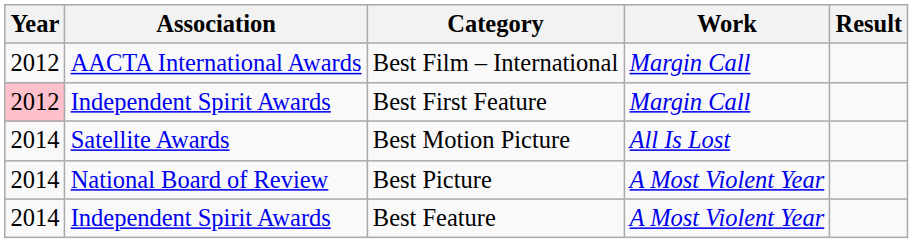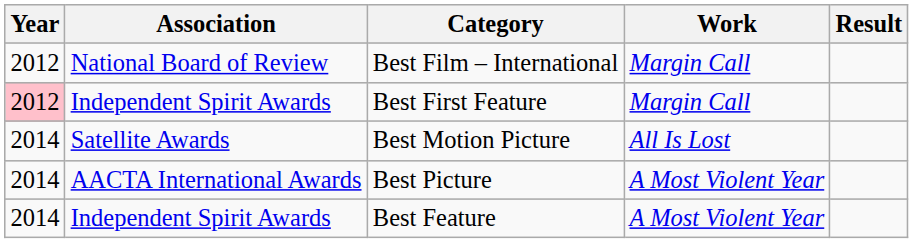(216, 62) AACTA International Awards -> (199, 62) National Board of Review
(199, 179) National Board of Review -> (216, 179) AACTA International Awards
